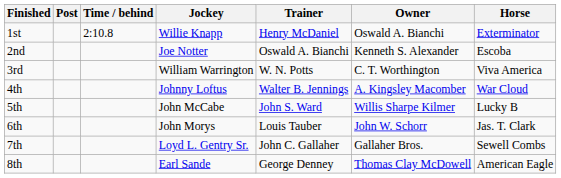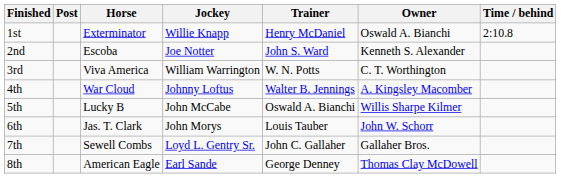columns swapped: (515, 13) <-> (118, 13)
(304, 51) Oswald A. Bianchi -> (297, 51) John S. Ward
(290, 107) John S. Ward -> (310, 107) Oswald A. Bianchi
